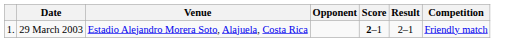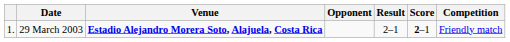columns swapped: (374, 12) <-> (405, 12)
(198, 29) normal -> (205, 29) bold
